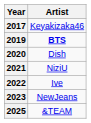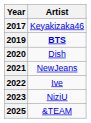(57, 68) NiziU -> (57, 68) NewJeans
(57, 97) NewJeans -> (57, 97) NiziU
